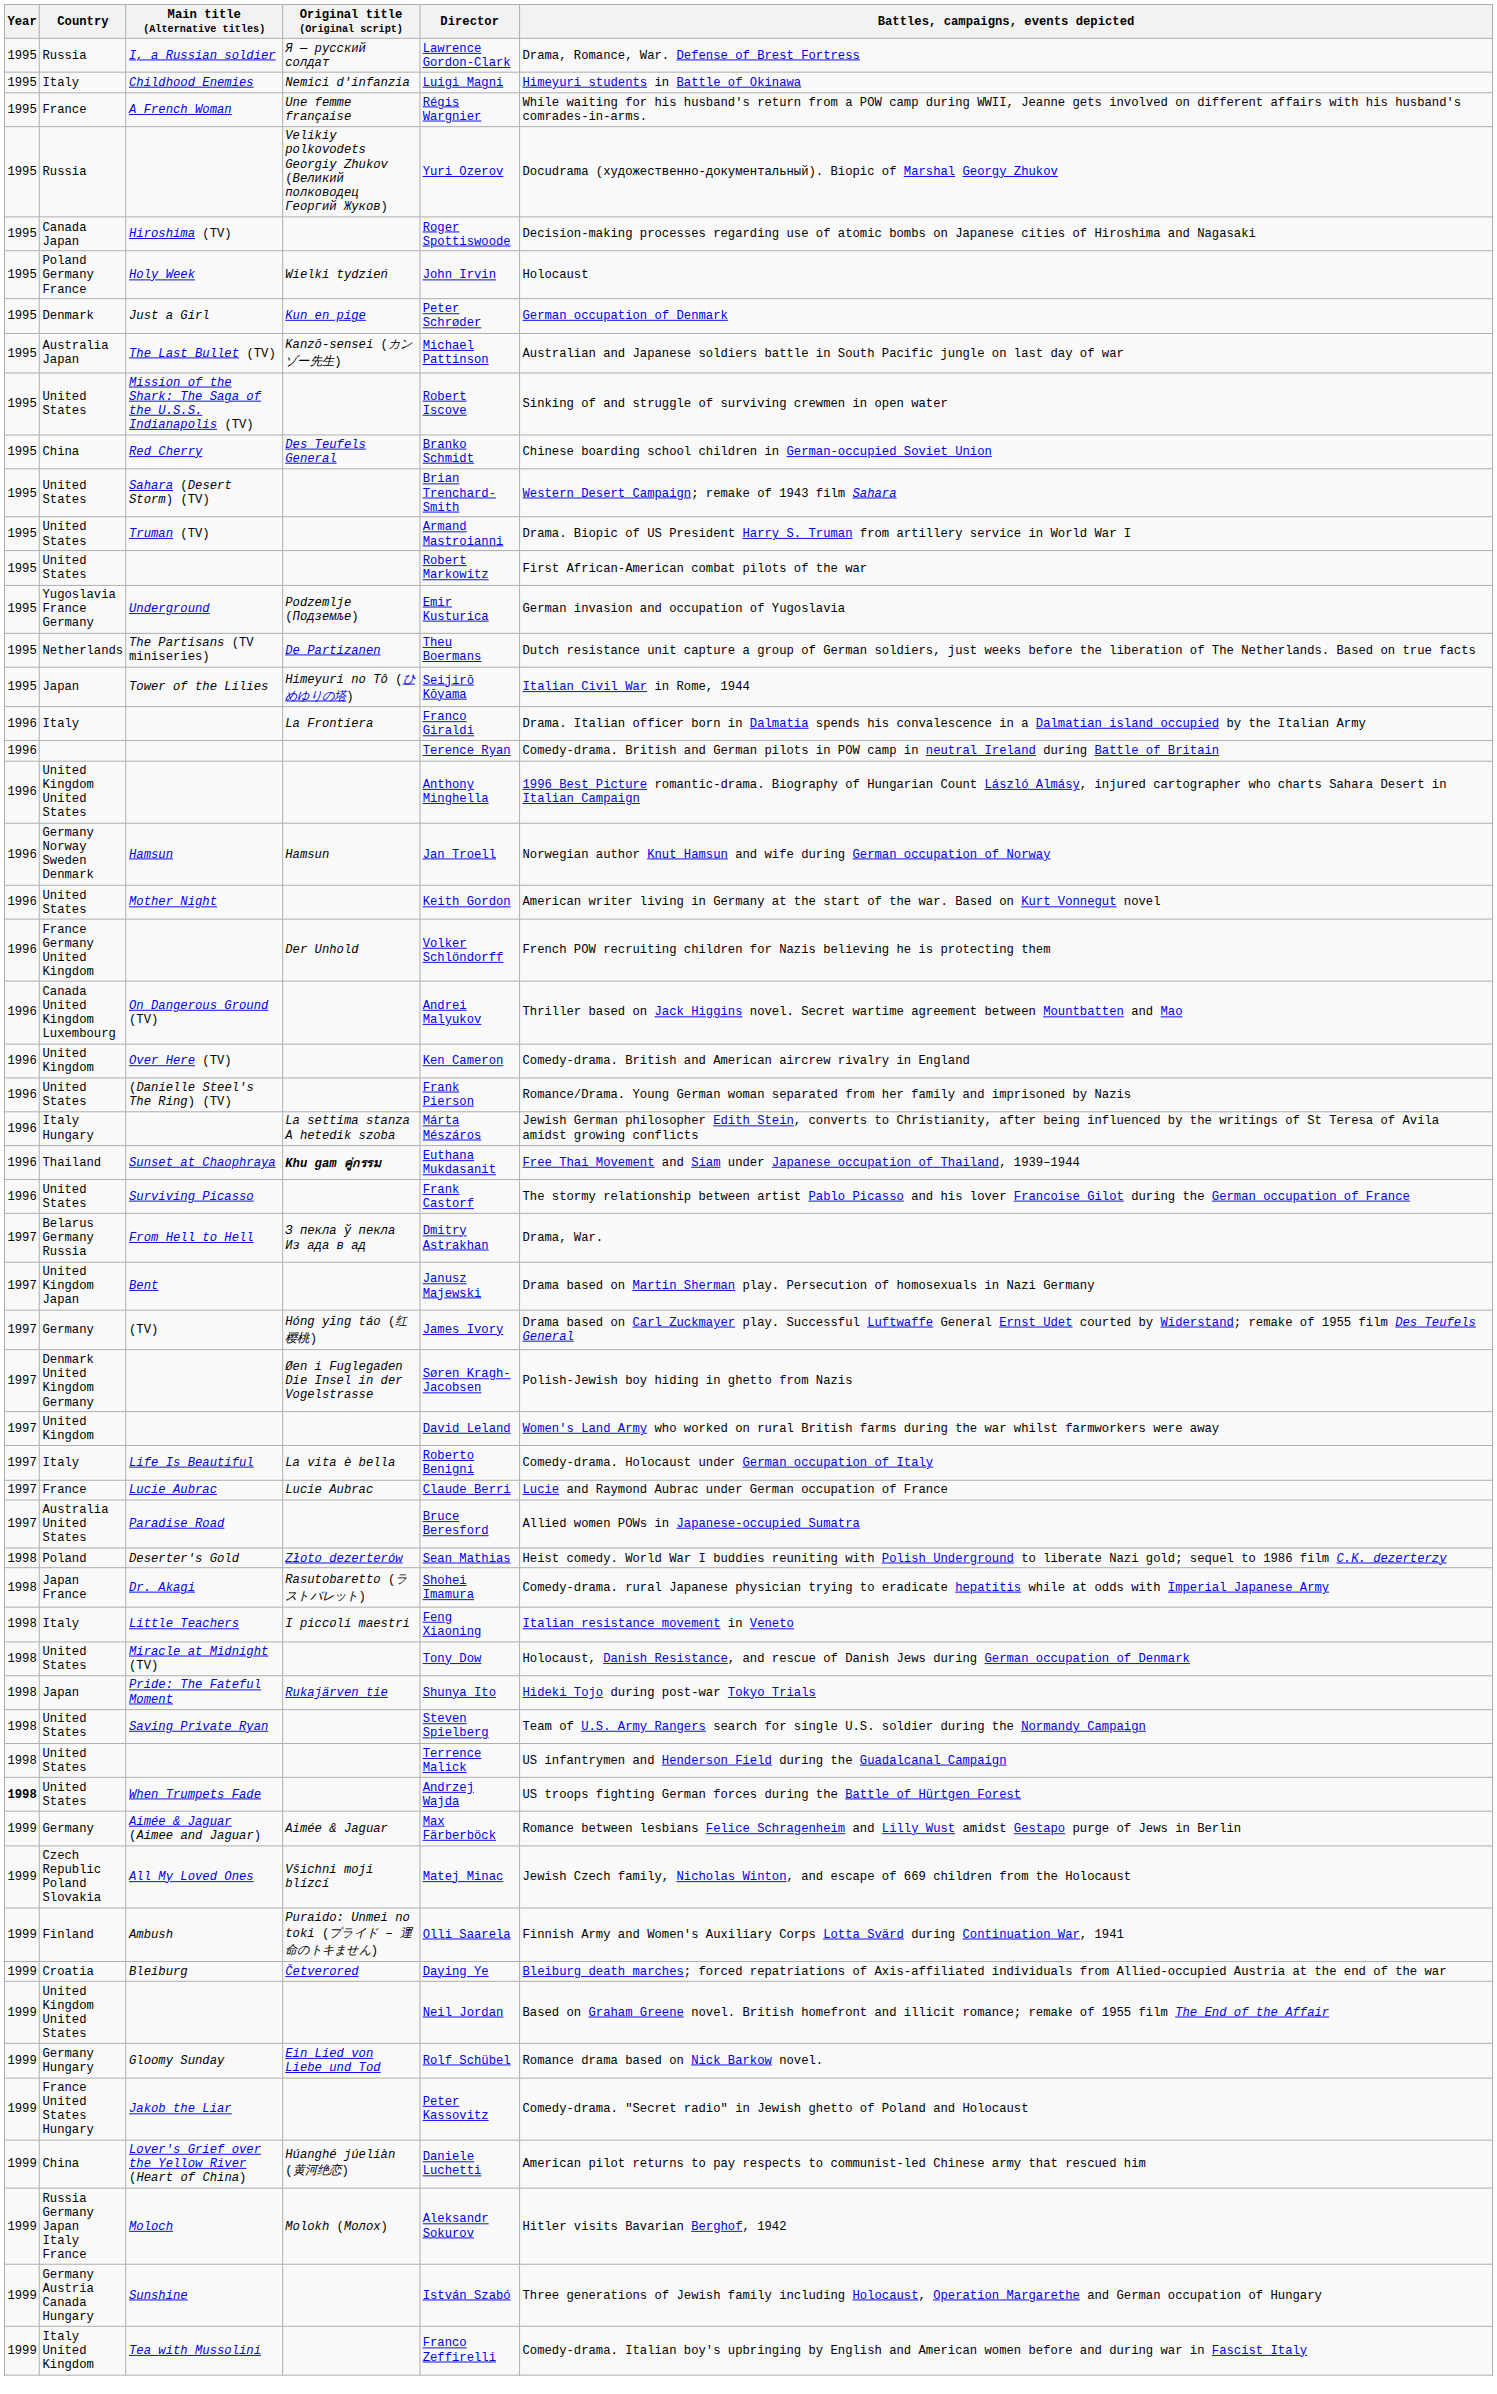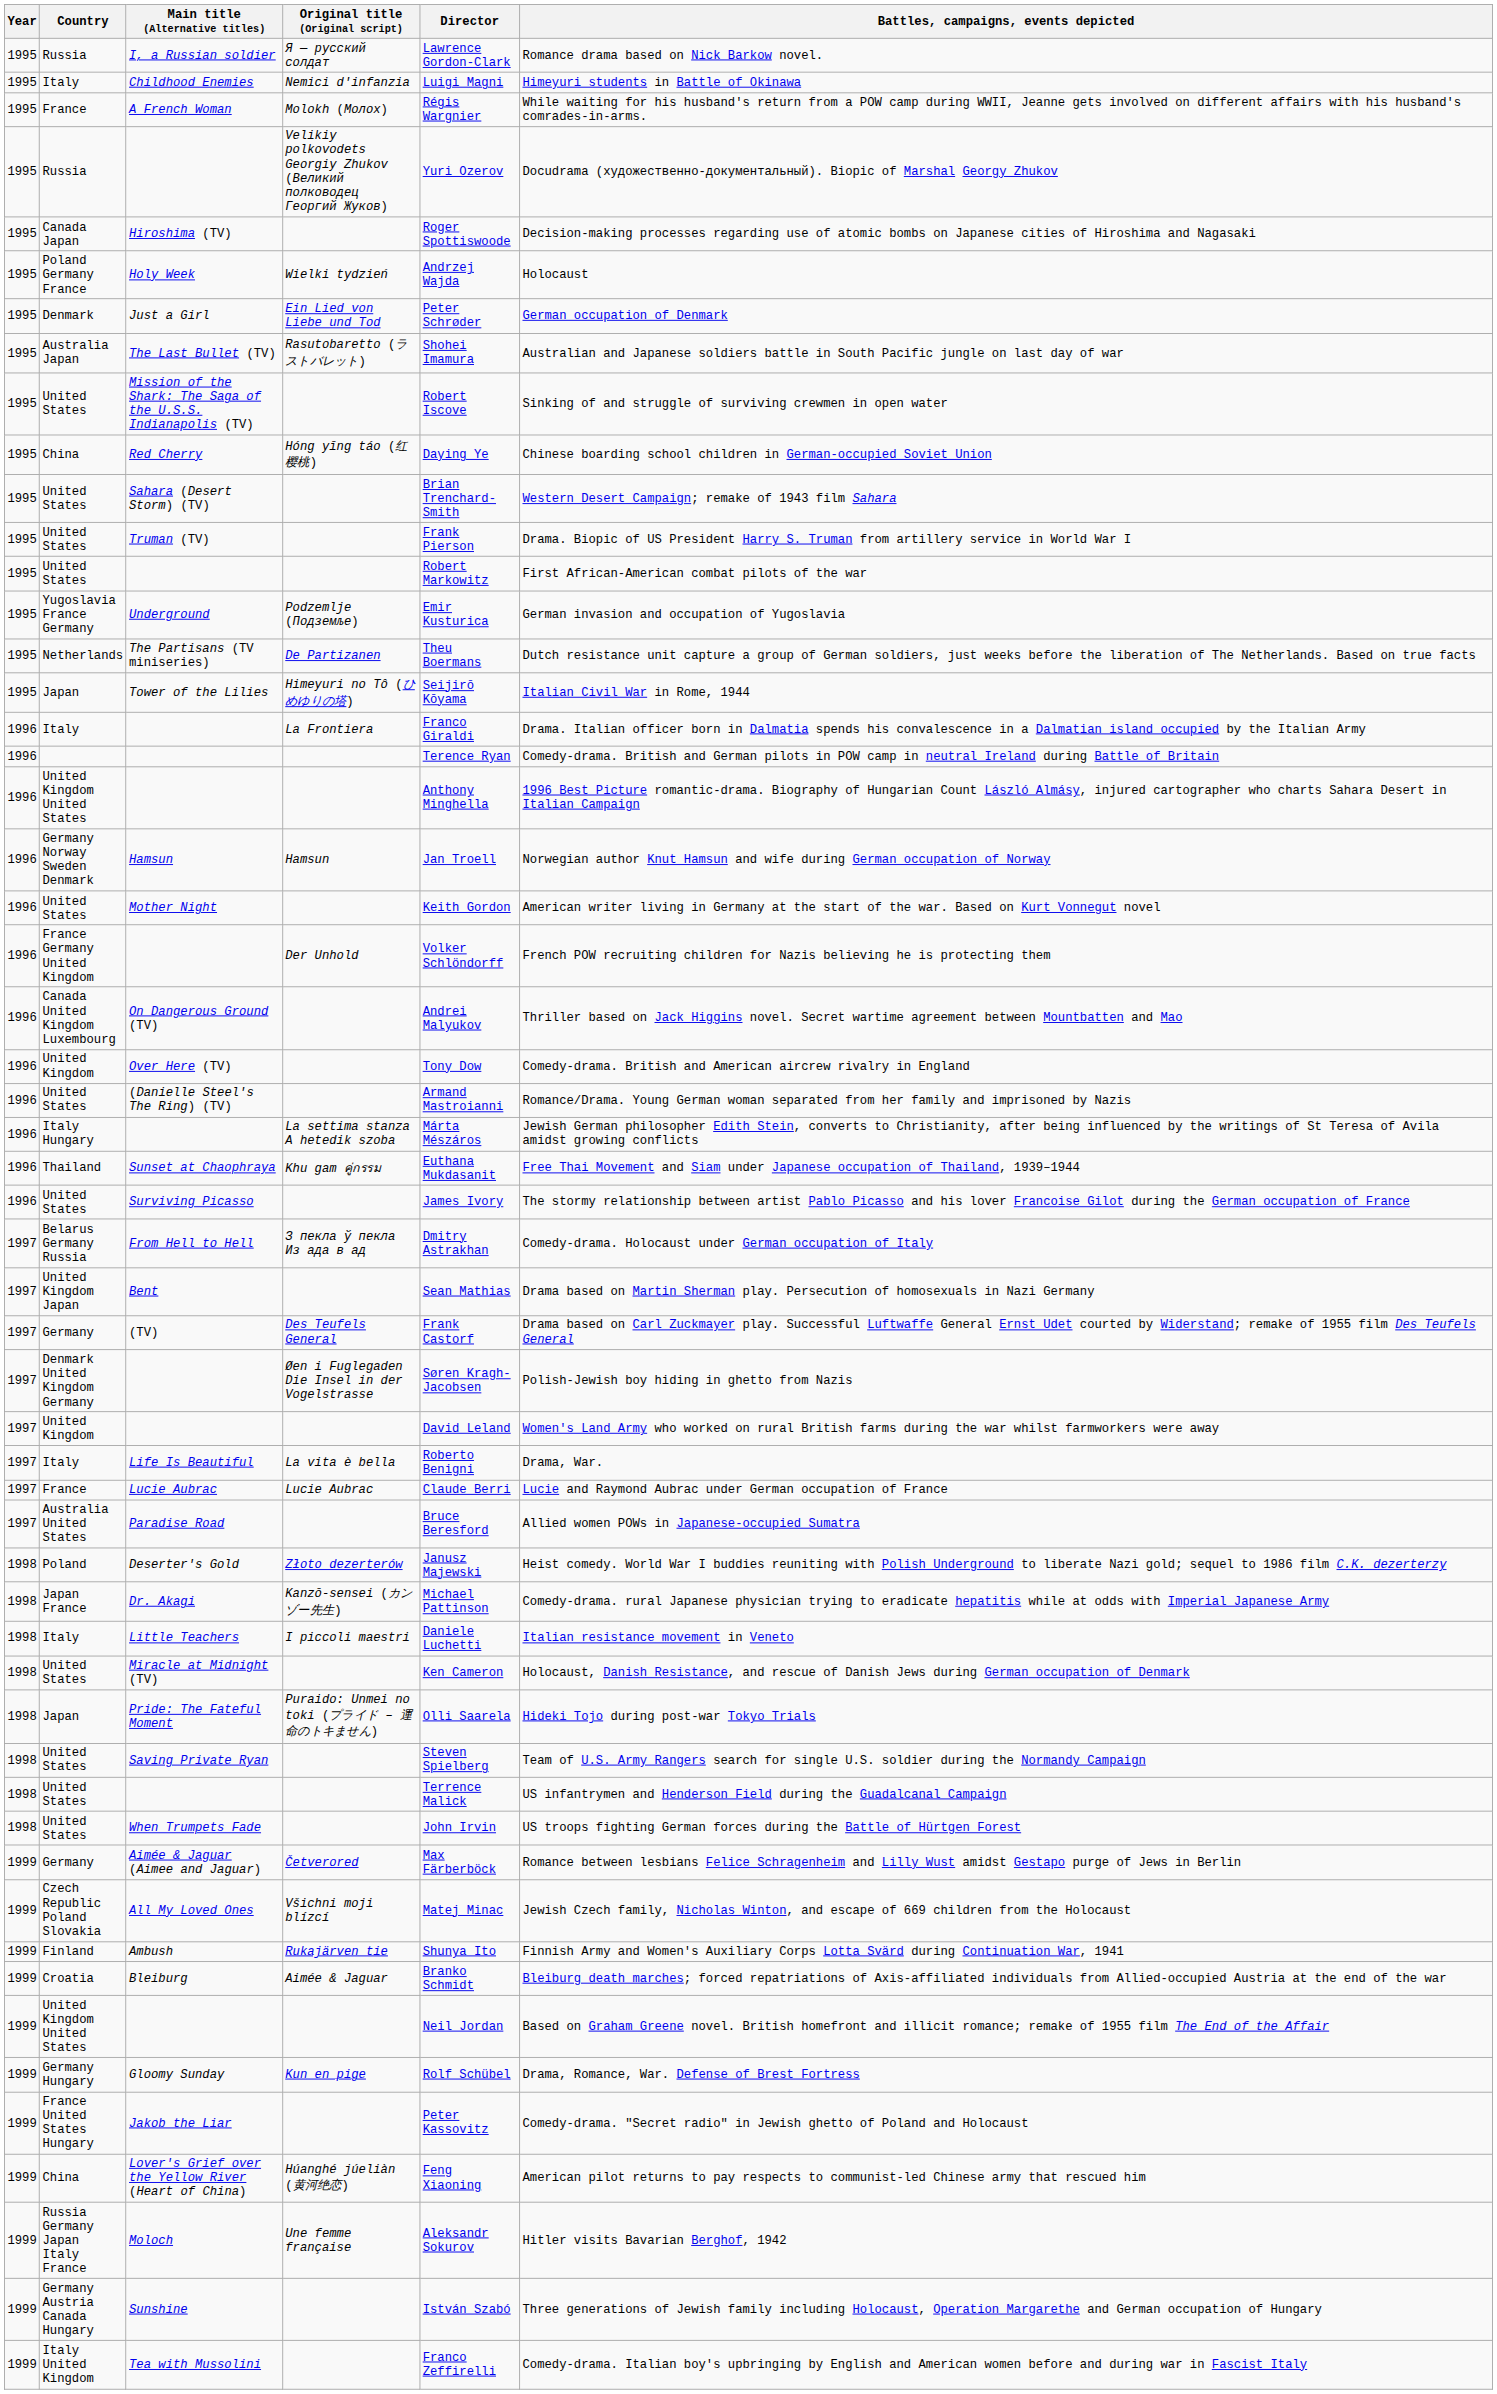(691, 55) Drama, Romance, War. Defense of Brest Fortress -> (673, 55) Romance drama based on Nick Barkow novel.
(318, 109) Une femme française -> (337, 109) Molokh (Молох)
(459, 275) John Irvin -> (448, 275) Andrzej Wajda
(326, 316) Kun en pige -> (333, 316) Ein Lied von Liebe und Tod
(349, 353) Kanzō-sensei (カンゾー先生) -> (346, 353) Rasutobaretto (ラストバレット)
(456, 353) Michael Pattinson -> (448, 353) Shohei Imamura
(326, 452) Des Teufels General -> (346, 455) Hóng yīng táo (红樱桃)
(448, 452) Branko Schmidt -> (456, 455) Daying Ye
(463, 534) Armand Mastroianni -> (448, 540) Frank Pierson
(463, 1061) Ken Cameron -> (452, 1066) Tony Dow
(448, 1095) Frank Pierson -> (463, 1100) Armand Mastroianni
(333, 1164) bold -> (333, 1169) normal
(448, 1197) Frank Castorf -> (463, 1202) James Ivory
(563, 1238) Drama, War. -> (728, 1243) Comedy-drama. Holocaust under German occupation of Italy
(452, 1286) Janusz Majewski -> (467, 1292) Sean Mathias
(346, 1330) Hóng yīng táo (红樱桃) -> (326, 1333) Des Teufels General
(463, 1330) James Ivory -> (448, 1333) Frank Castorf
(728, 1463) Comedy-drama. Holocaust under German occupation of Italy -> (563, 1463) Drama, War.
(467, 1558) Sean Mathias -> (452, 1565) Janusz Majewski
(346, 1588) Rasutobaretto (ラストバレット) -> (349, 1602) Kanzō-sensei (カンゾー先生)
(448, 1588) Shohei Imamura -> (456, 1602) Michael Pattinson
(452, 1624) Feng Xiaoning -> (452, 1639) Daniele Luchetti
(452, 1658) Tony Dow -> (463, 1673) Ken Cameron
(337, 1693) Rukajärven tie -> (349, 1716) Puraido: Unmei no toki (プライド – 運命のトキません)
(459, 1693) Shunya Ito -> (467, 1716) Olli Saarela
(22, 1795) bold -> (22, 1828) normal
(448, 1795) Andrzej Wajda -> (459, 1828) John Irvin
(337, 1829) Aimée & Jaguar -> (322, 1862) Četverored
(349, 1934) Puraido: Unmei no toki (プライド – 運命のトキません) -> (337, 1952) Rukajärven tie
(467, 1935) Olli Saarela -> (459, 1952) Shunya Ito
(322, 1972) Četverored -> (337, 1979) Aimée & Jaguar
(456, 1972) Daying Ye -> (448, 1979) Branko Schmidt
(333, 2061) Ein Lied von Liebe und Tod -> (326, 2075) Kun en pige
(673, 2061) Romance drama based on Nick Barkow novel. -> (691, 2075) Drama, Romance, War. Defense of Brest Fortress
(452, 2164) Daniele Luchetti -> (452, 2178) Feng Xiaoning
(337, 2226) Molokh (Молох) -> (318, 2240) Une femme française
